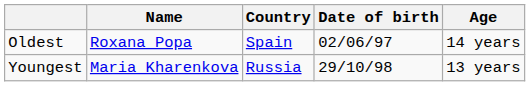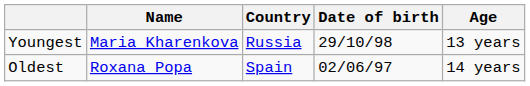rows swapped: (45, 68) <-> (36, 42)
